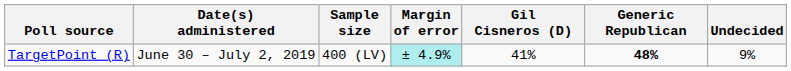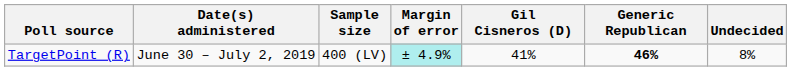(646, 55) 48% -> (646, 55) 46%
(747, 55) 9% -> (747, 55) 8%
